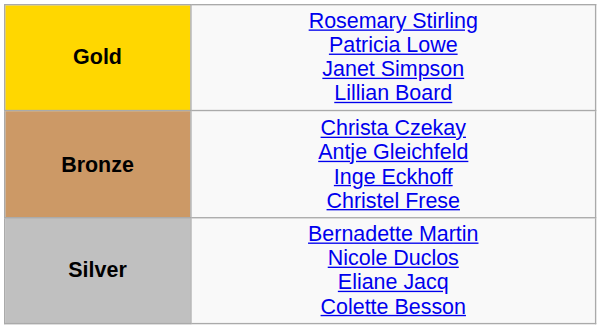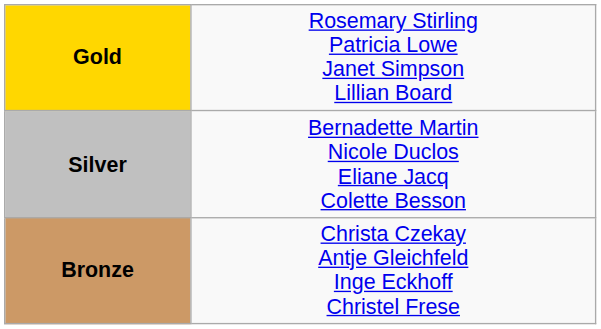rows swapped: (98, 270) <-> (98, 164)
